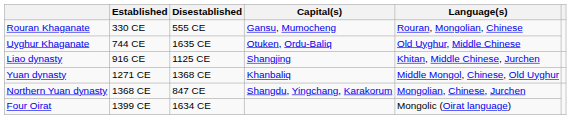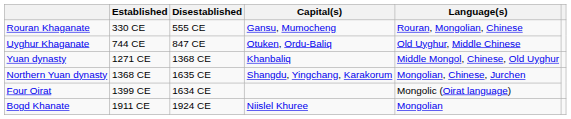(191, 43) 1635 CE -> (189, 43) 847 CE
- row: (34, 59)
(189, 91) 847 CE -> (191, 75) 1635 CE
+ row: (38, 106)
